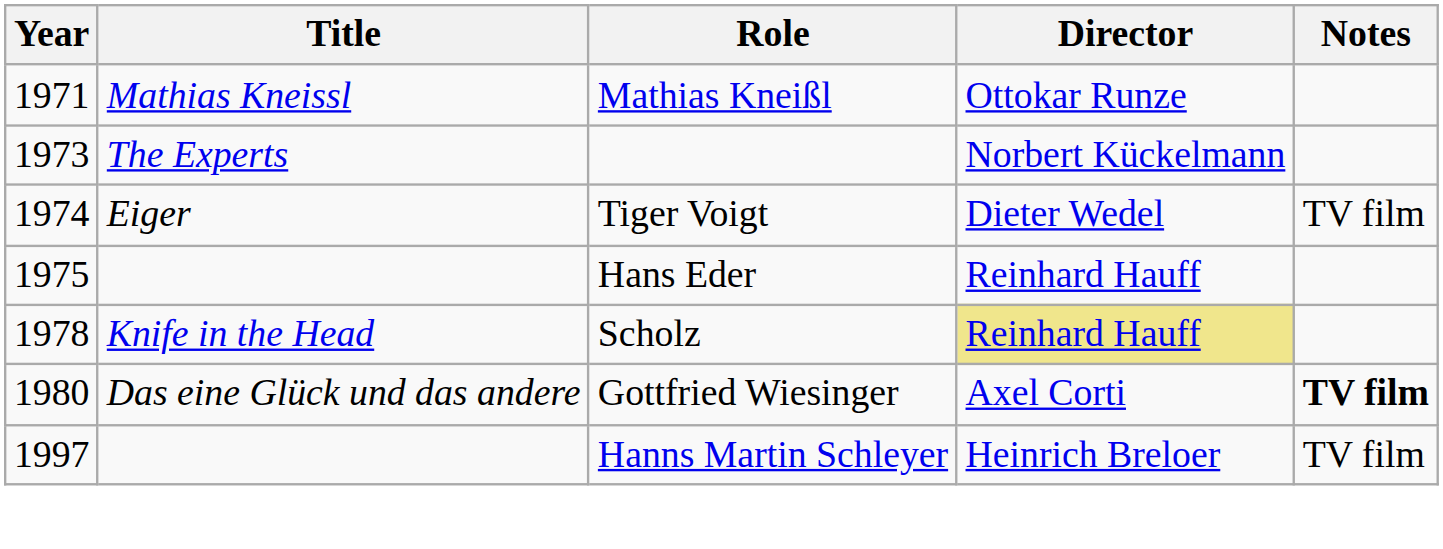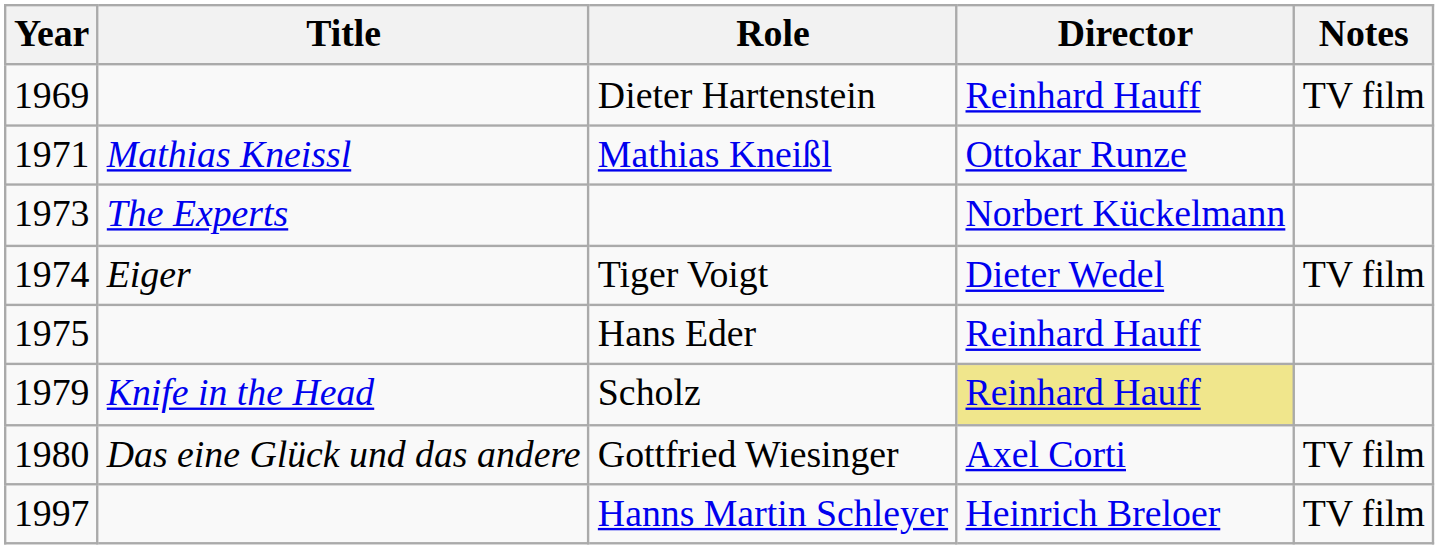+ row: (737, 94)
(52, 333) 1978 -> (52, 393) 1979
(1366, 393) bold -> (1364, 453) normal
